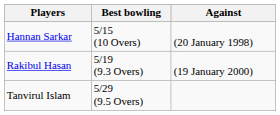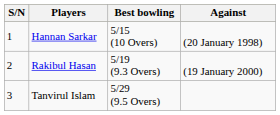+ column: (17, 13)
